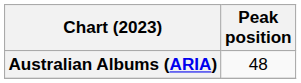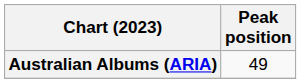(258, 64) 48 -> (258, 64) 49
